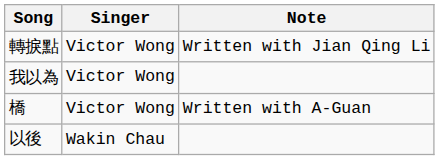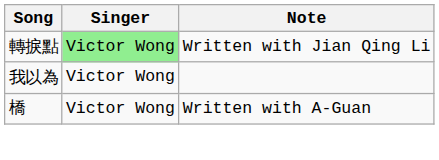(120, 47) no background -> (120, 47) lightgreen background
- row: (25, 140)
